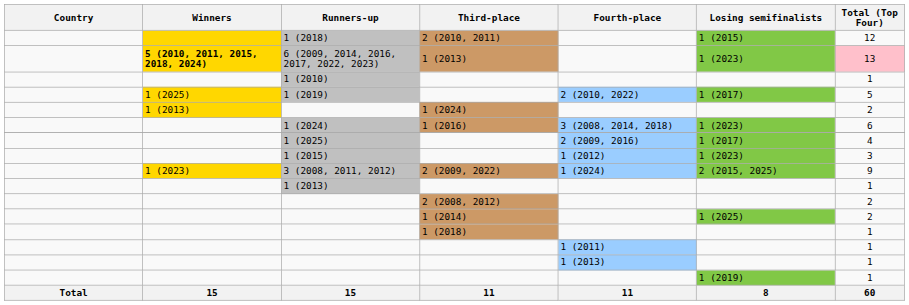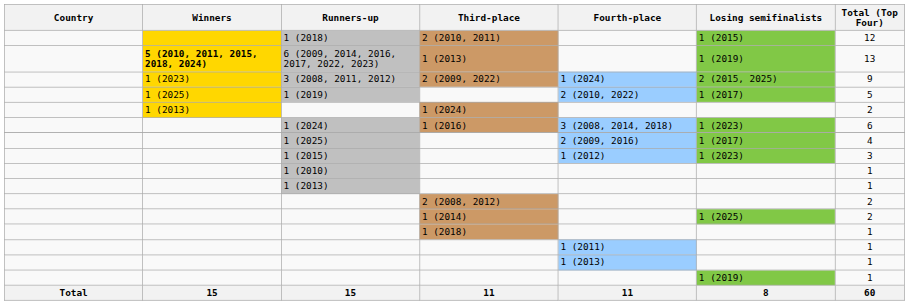(721, 59) 1 (2023) -> (721, 59) 1 (2019)
(870, 59) pink background -> (870, 59) no background
rows swapped: (340, 171) <-> (306, 79)
